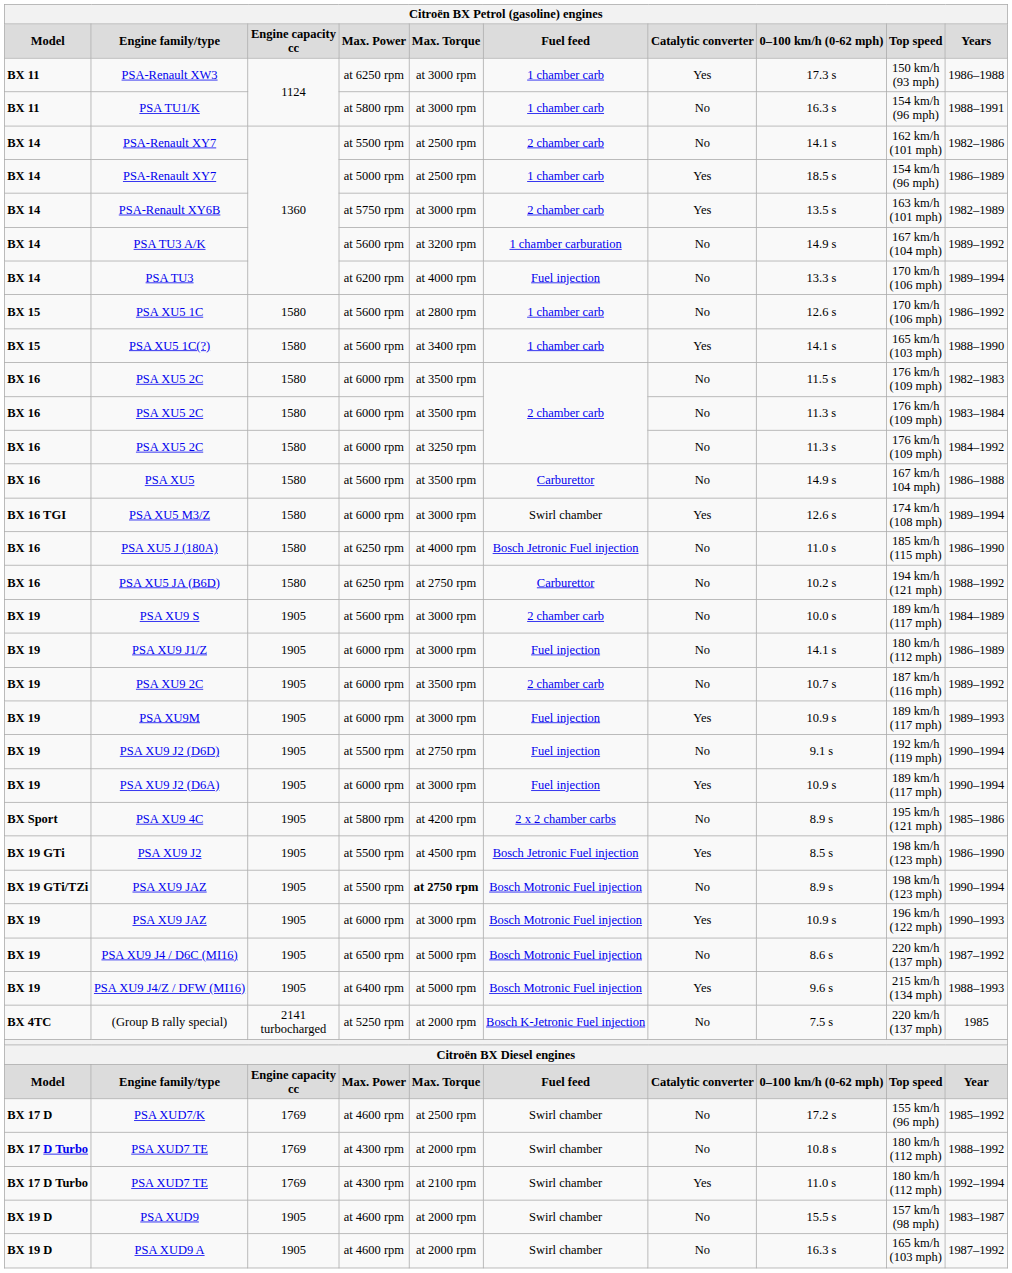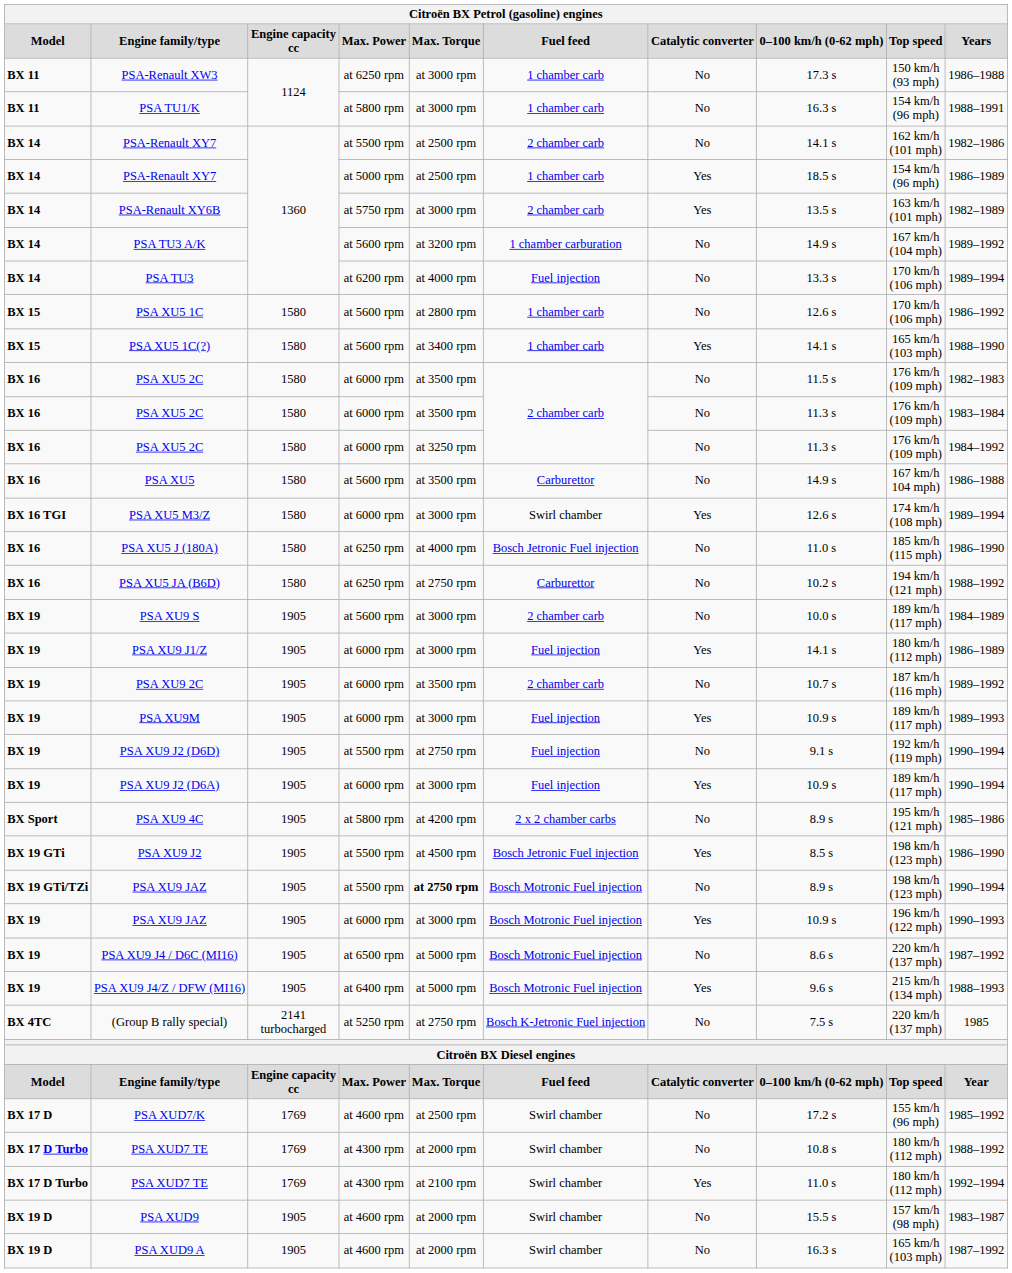(702, 75) Yes -> (702, 75) No
(702, 650) No -> (702, 650) Yes
(446, 1022) at 2000 rpm -> (446, 1022) at 2750 rpm
